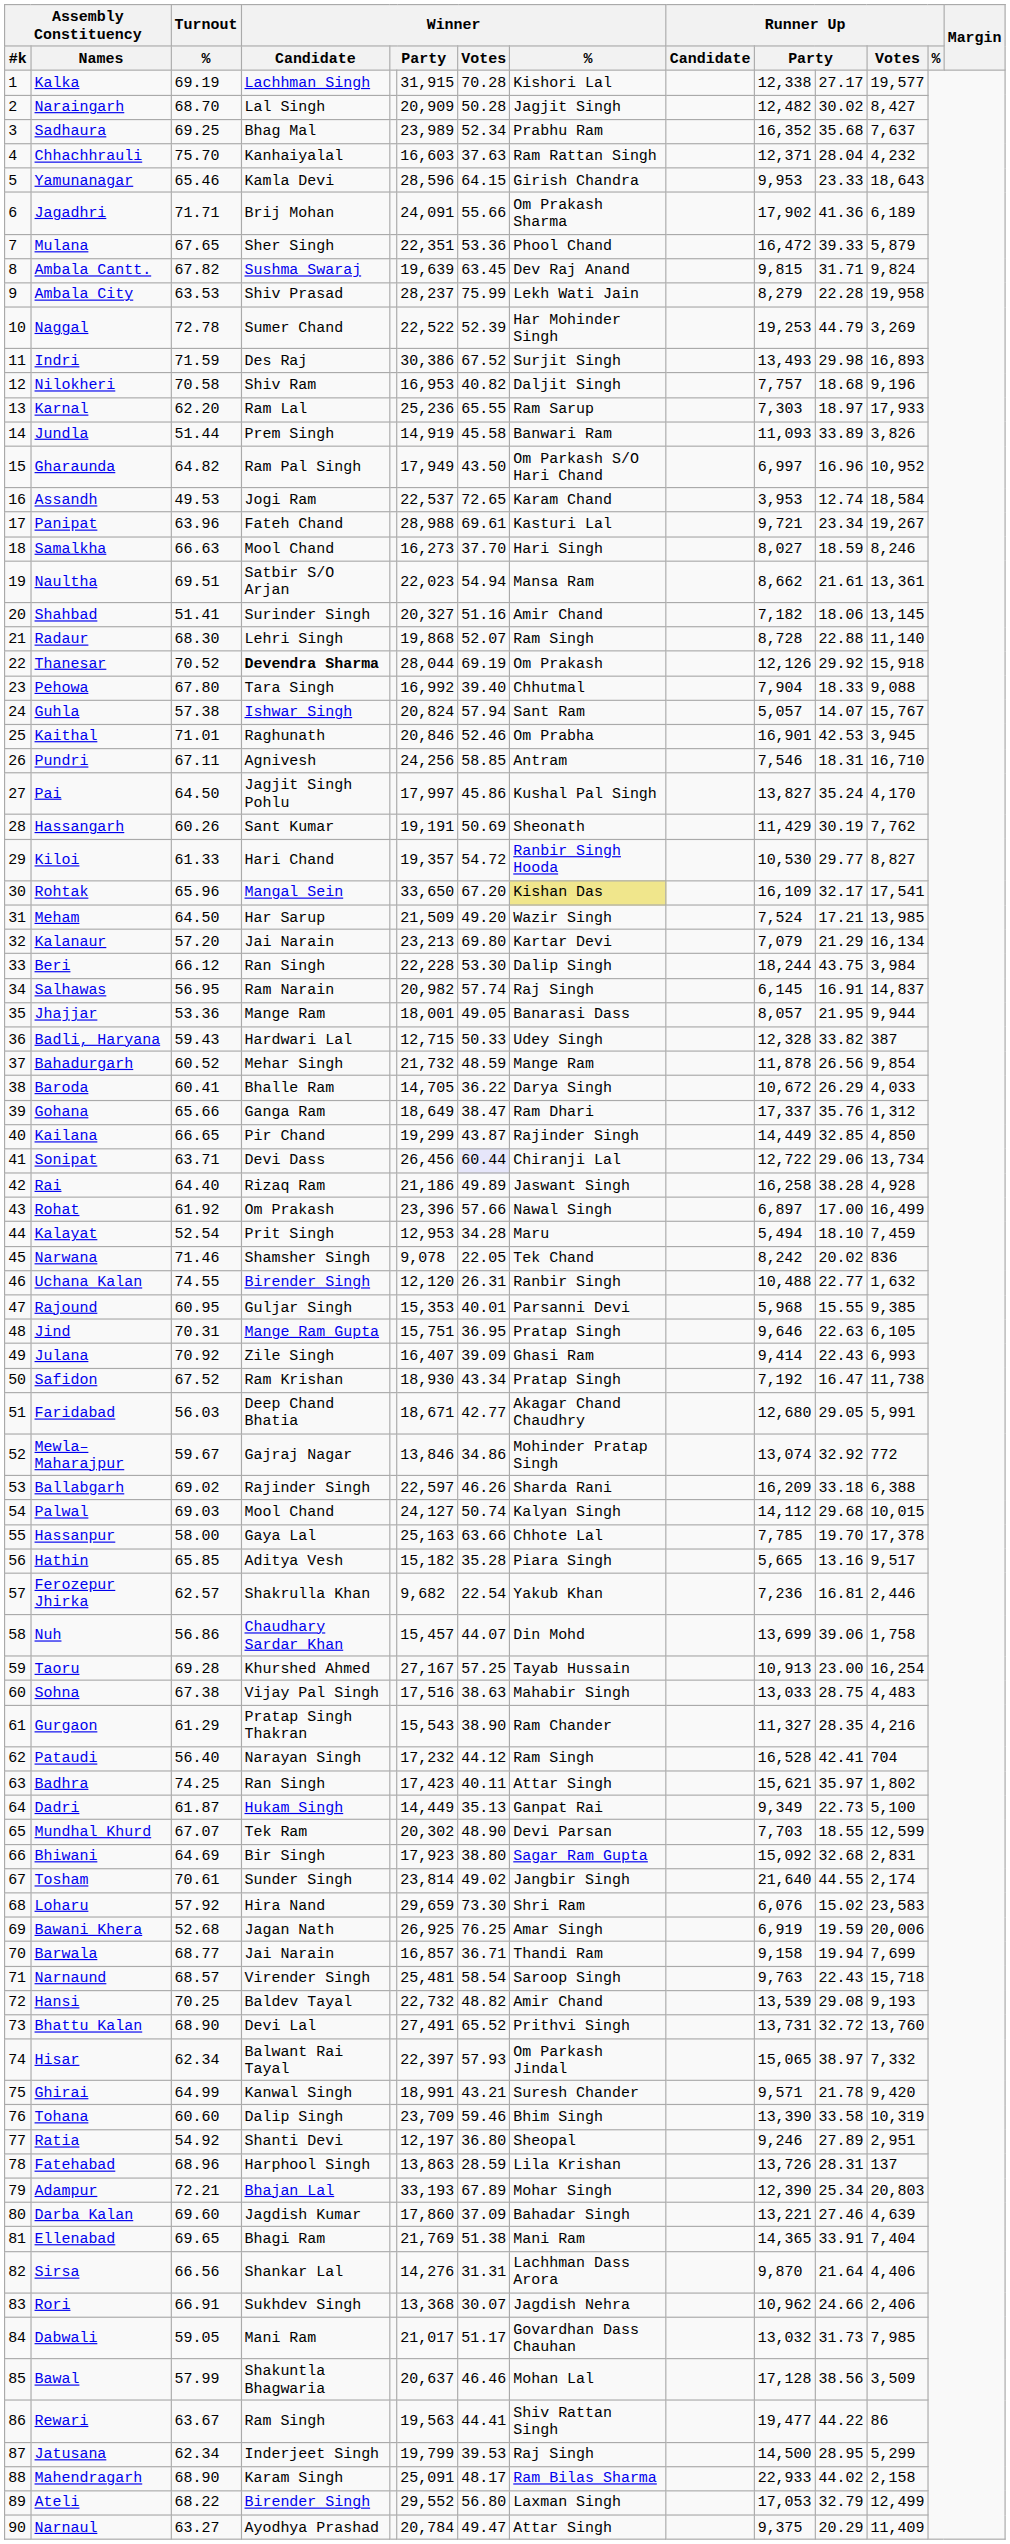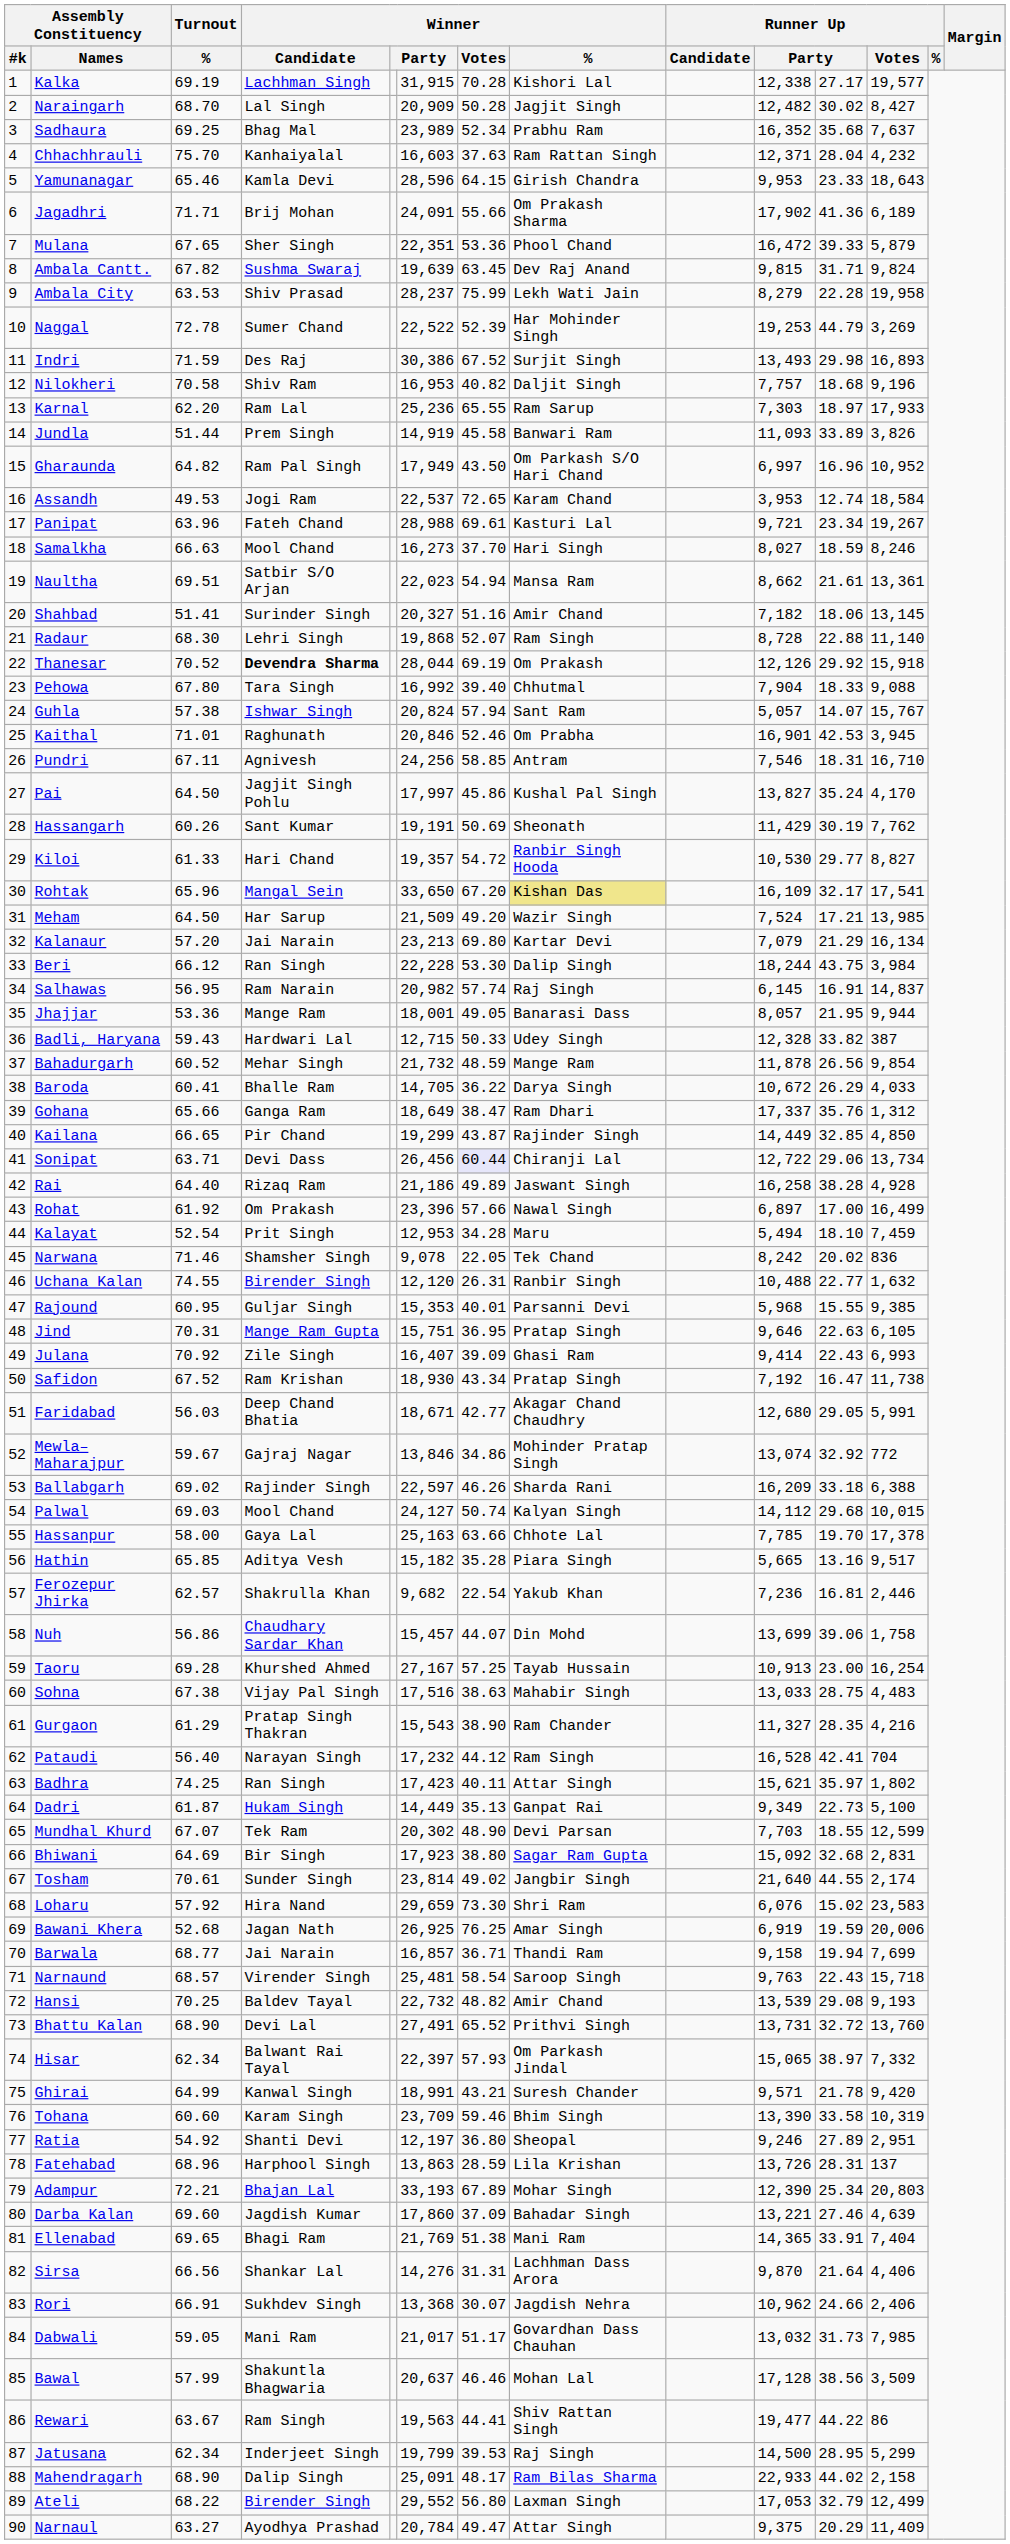(294, 2117) Dalip Singh -> (294, 2117) Karam Singh
(294, 2479) Karam Singh -> (294, 2479) Dalip Singh
